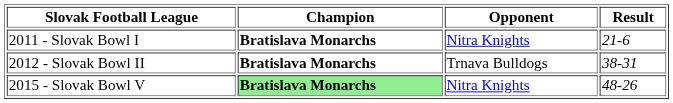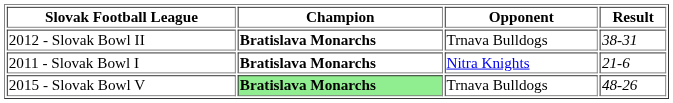rows swapped: (74, 40) <-> (77, 62)
(488, 85) Nitra Knights -> (497, 85) Trnava Bulldogs
